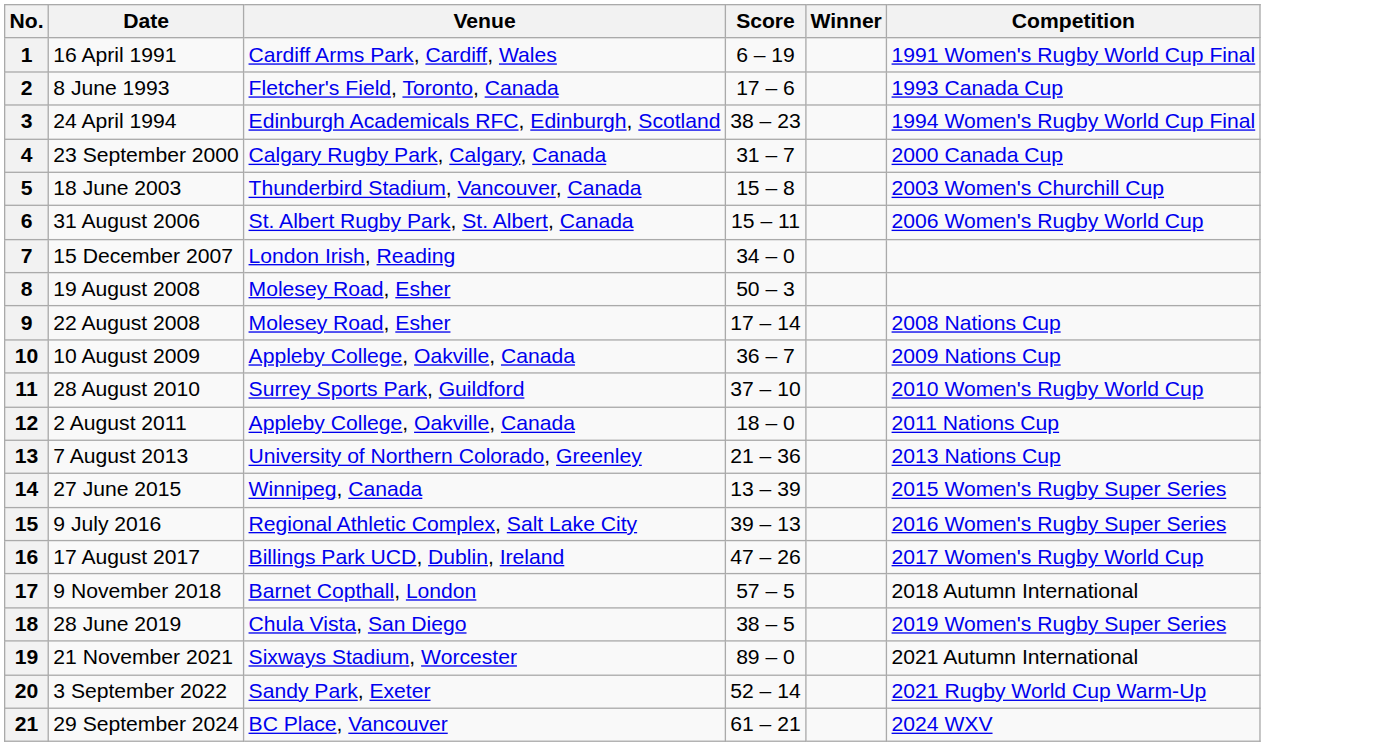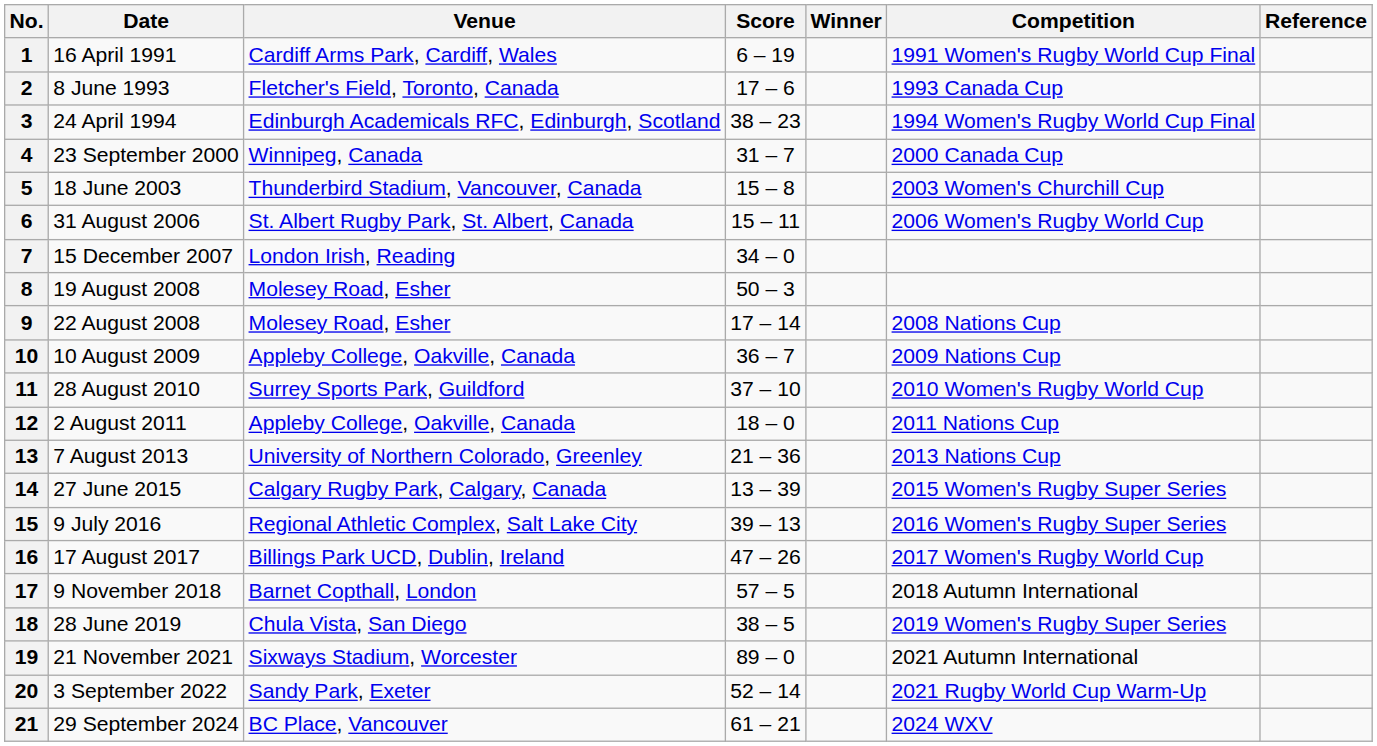+ column: (1316, 21)
(427, 155) Calgary Rugby Park, Calgary, Canada -> (335, 155) Winnipeg, Canada
(335, 490) Winnipeg, Canada -> (427, 490) Calgary Rugby Park, Calgary, Canada
